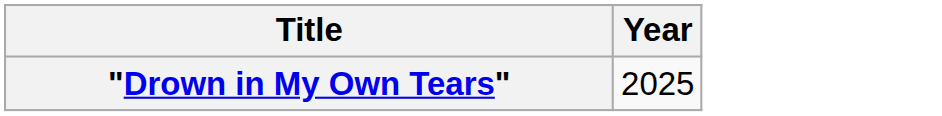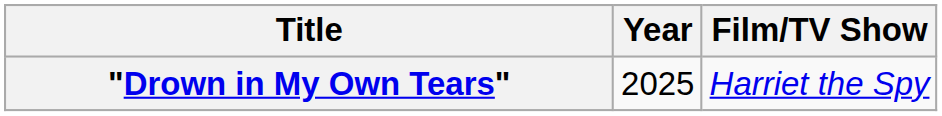+ column: (820, 30)
